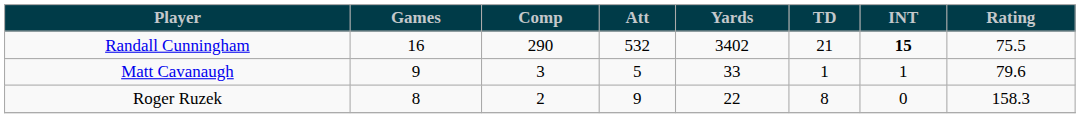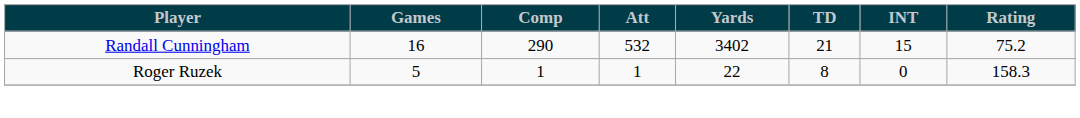(903, 44) bold -> (903, 44) normal
(1011, 44) 75.5 -> (1011, 44) 75.2
- row: (177, 71)
(416, 98) 8 -> (416, 71) 5
(540, 98) 2 -> (540, 71) 1
(637, 98) 9 -> (637, 71) 1
